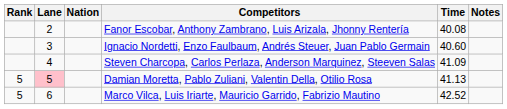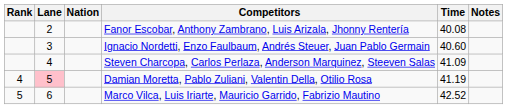(20, 79) 5 -> (20, 79) 4
(453, 79) 41.13 -> (453, 79) 41.19
